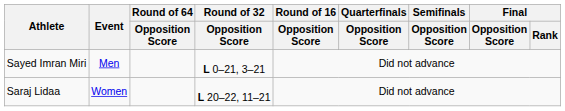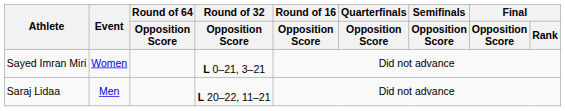(109, 64) Men -> (109, 64) Women
(109, 92) Women -> (109, 92) Men
